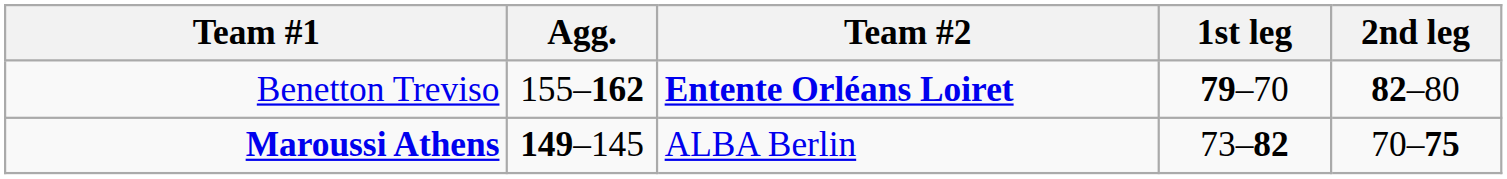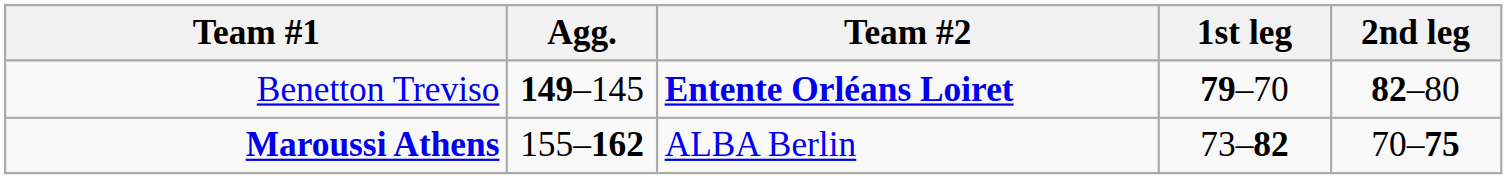(582, 88) 155–162 -> (582, 88) 149–145
(582, 144) 149–145 -> (582, 144) 155–162
